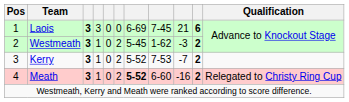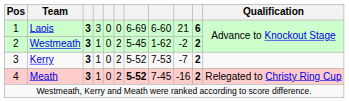(161, 28) 7-45 -> (161, 28) 6-60
(183, 44) -3 -> (183, 44) -2
(161, 76) 6-60 -> (161, 76) 7-45
